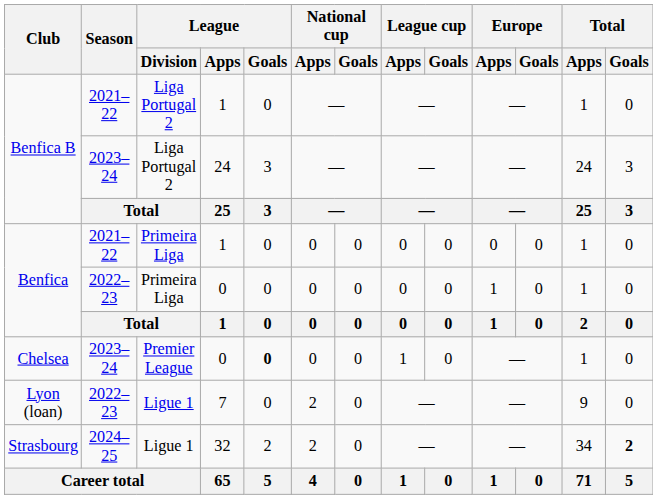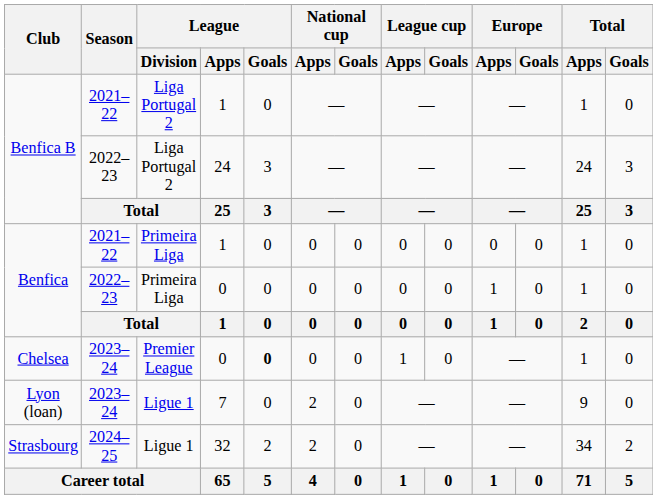(109, 166) 2023–24 -> (109, 166) 2022–23
(109, 402) 2022–23 -> (109, 402) 2023–24
(629, 446) bold -> (629, 446) normal
